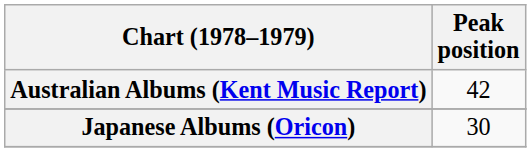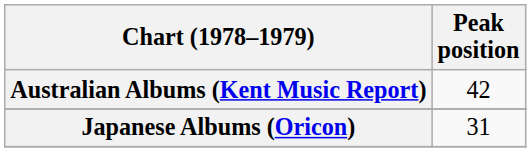(479, 127) 30 -> (479, 127) 31
